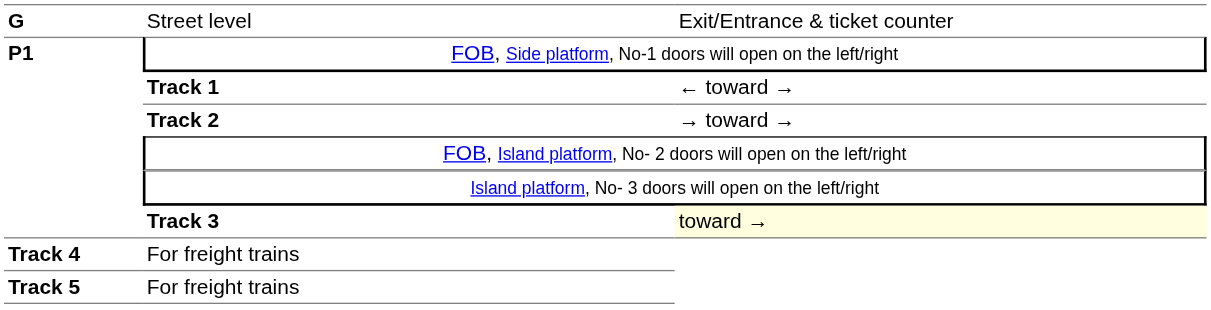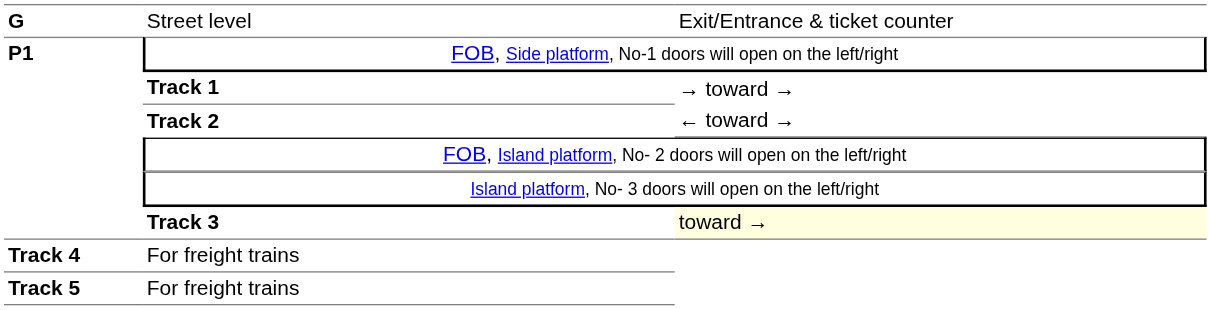(737, 87) ← toward → -> (737, 88) → toward →
(737, 120) → toward → -> (737, 120) ← toward →
